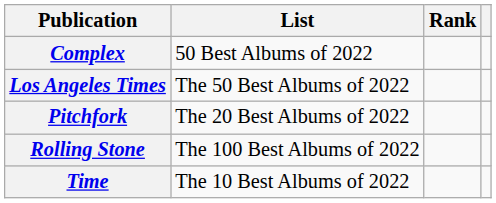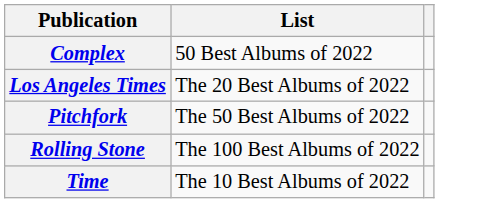- column: (453, 20)
(292, 85) The 50 Best Albums of 2022 -> (292, 85) The 20 Best Albums of 2022
(292, 117) The 20 Best Albums of 2022 -> (292, 117) The 50 Best Albums of 2022
